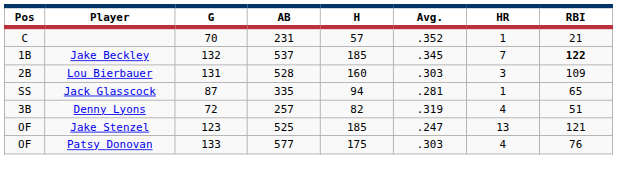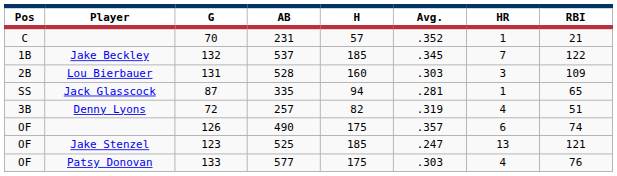(576, 56) bold -> (576, 56) normal
+ row: (284, 127)
